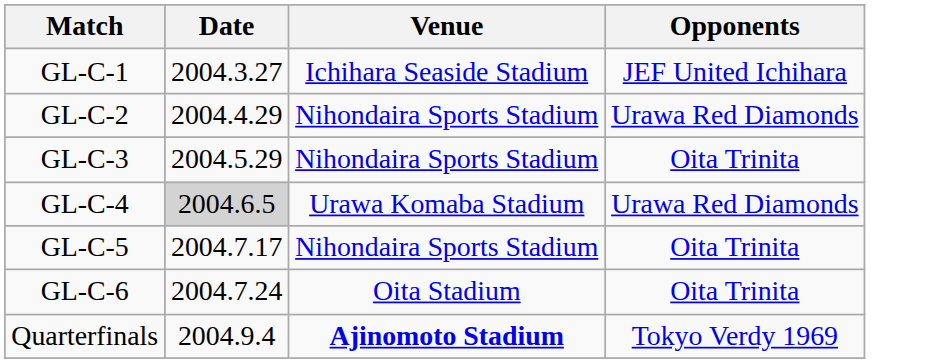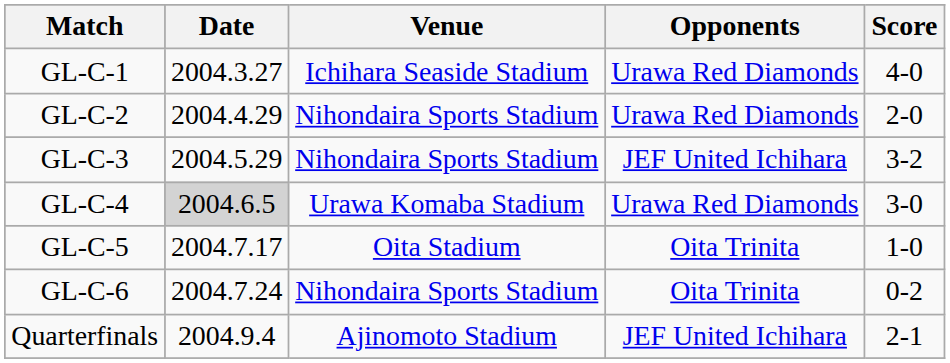+ column: (904, 26)
(735, 70) JEF United Ichihara -> (735, 70) Urawa Red Diamonds
(735, 159) Oita Trinita -> (735, 159) JEF United Ichihara
(447, 247) Nihondaira Sports Stadium -> (447, 247) Oita Stadium
(447, 291) Oita Stadium -> (447, 291) Nihondaira Sports Stadium
(447, 335) bold -> (447, 335) normal
(735, 335) Tokyo Verdy 1969 -> (735, 335) JEF United Ichihara
